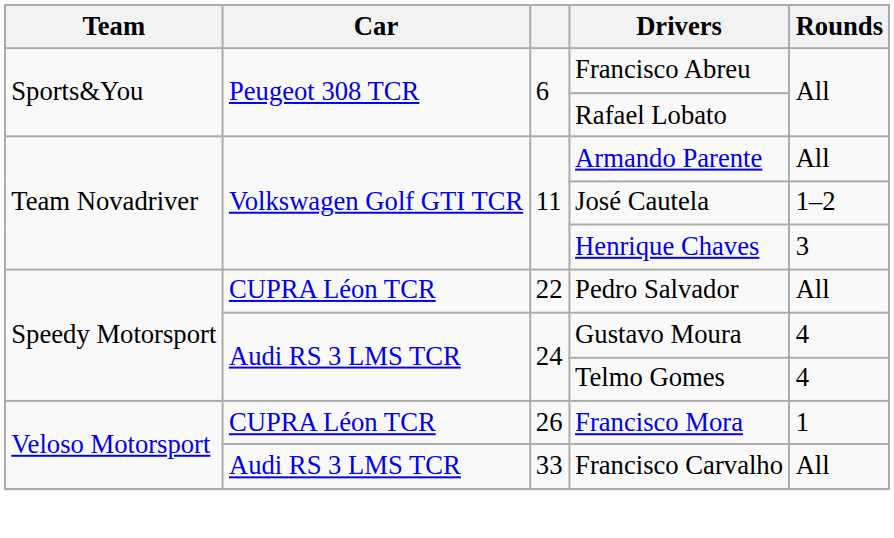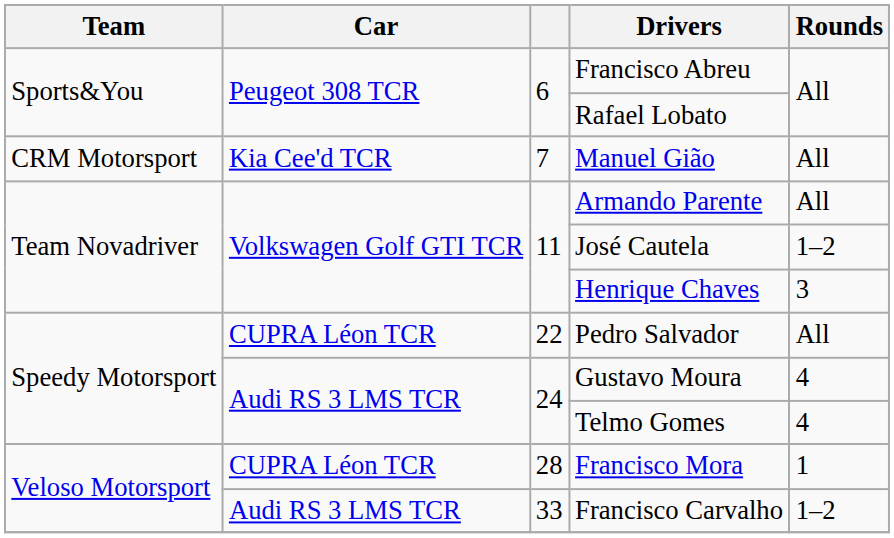+ row: (645, 158)
(549, 421) 26 -> (549, 465) 28
(813, 465) All -> (816, 509) 1–2
